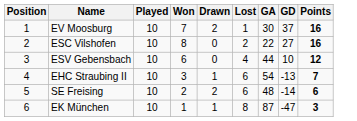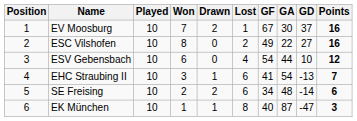+ column: (268, 12)
